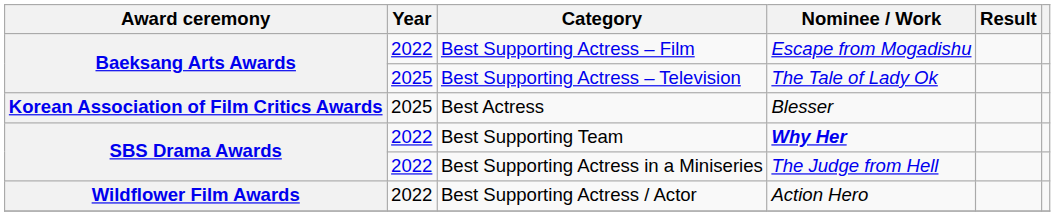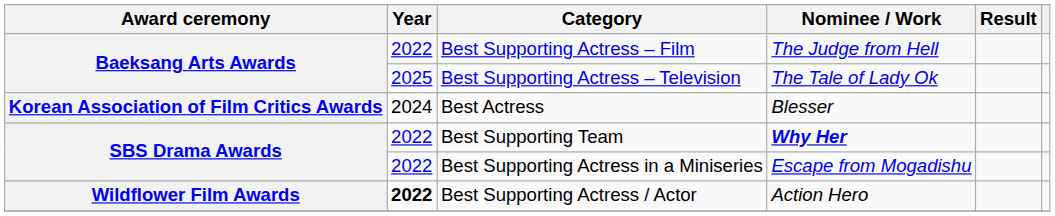(871, 48) Escape from Mogadishu -> (855, 48) The Judge from Hell
(412, 107) 2025 -> (412, 107) 2024
(855, 166) The Judge from Hell -> (871, 166) Escape from Mogadishu
(412, 195) normal -> (412, 195) bold
